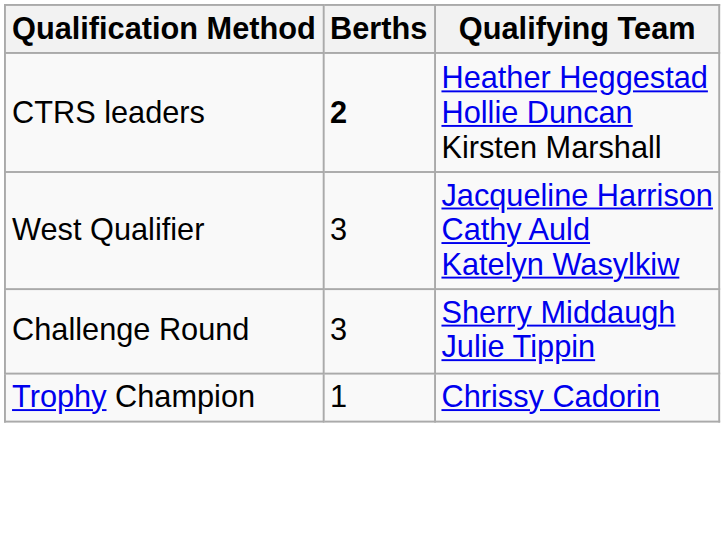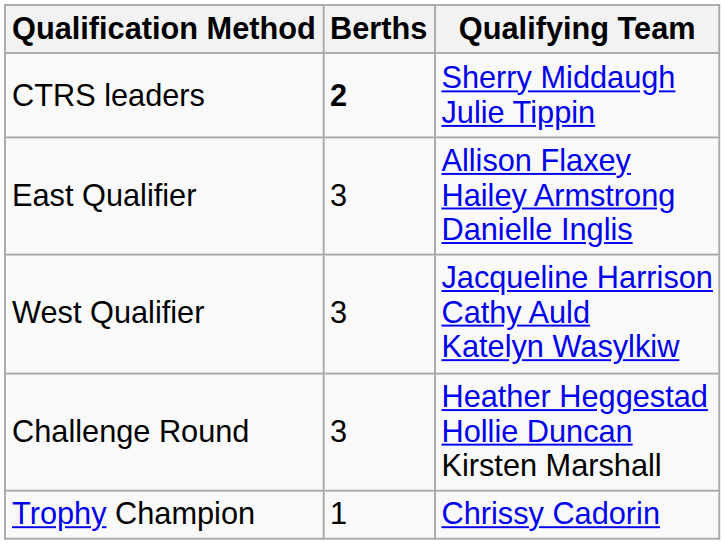(575, 112) Heather Heggestad Hollie Duncan Kirsten Marshall -> (558, 94) Sherry Middaugh Julie Tippin
+ row: (104, 195)
(558, 330) Sherry Middaugh Julie Tippin -> (575, 431) Heather Heggestad Hollie Duncan Kirsten Marshall
